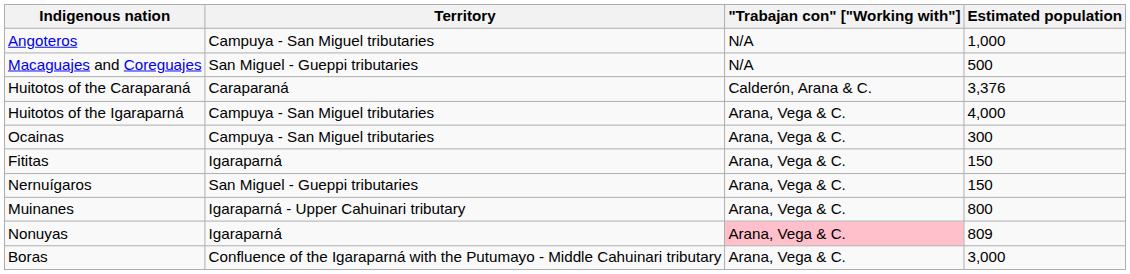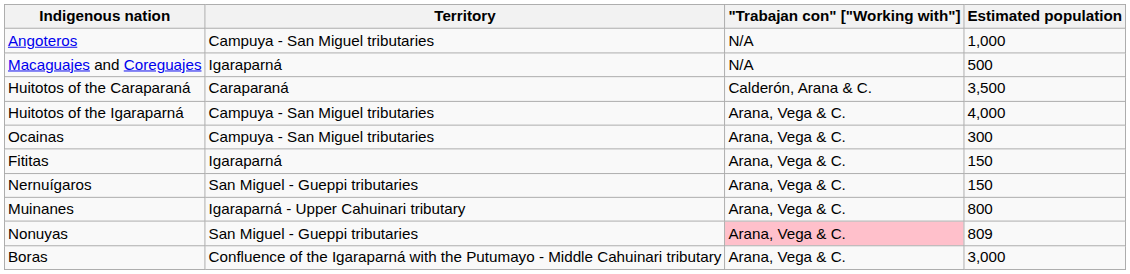(313, 64) San Miguel - Gueppi tributaries -> (245, 64) Igaraparná
(986, 88) 3,376 -> (986, 88) 3,500
(245, 233) Igaraparná -> (313, 233) San Miguel - Gueppi tributaries
